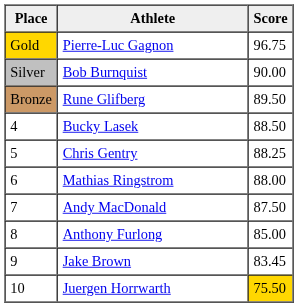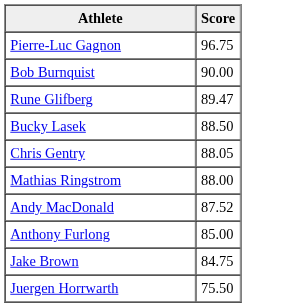- column: (31, 18)
(270, 99) 89.50 -> (217, 99) 89.47
(270, 153) 88.25 -> (217, 153) 88.05
(270, 207) 87.50 -> (217, 207) 87.52
(270, 261) 83.45 -> (217, 261) 84.75
(270, 288) gold background -> (217, 288) no background
